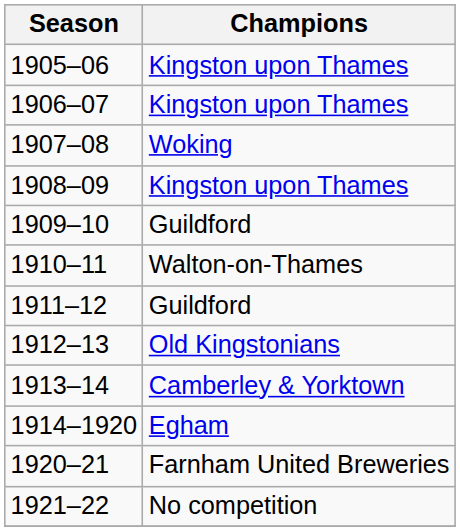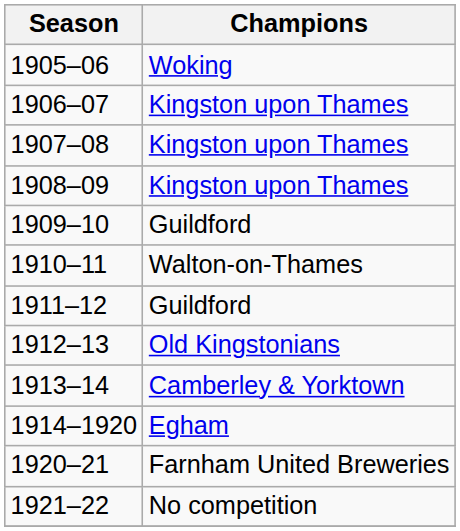(279, 64) Kingston upon Thames -> (191, 64) Woking
(191, 144) Woking -> (279, 144) Kingston upon Thames
